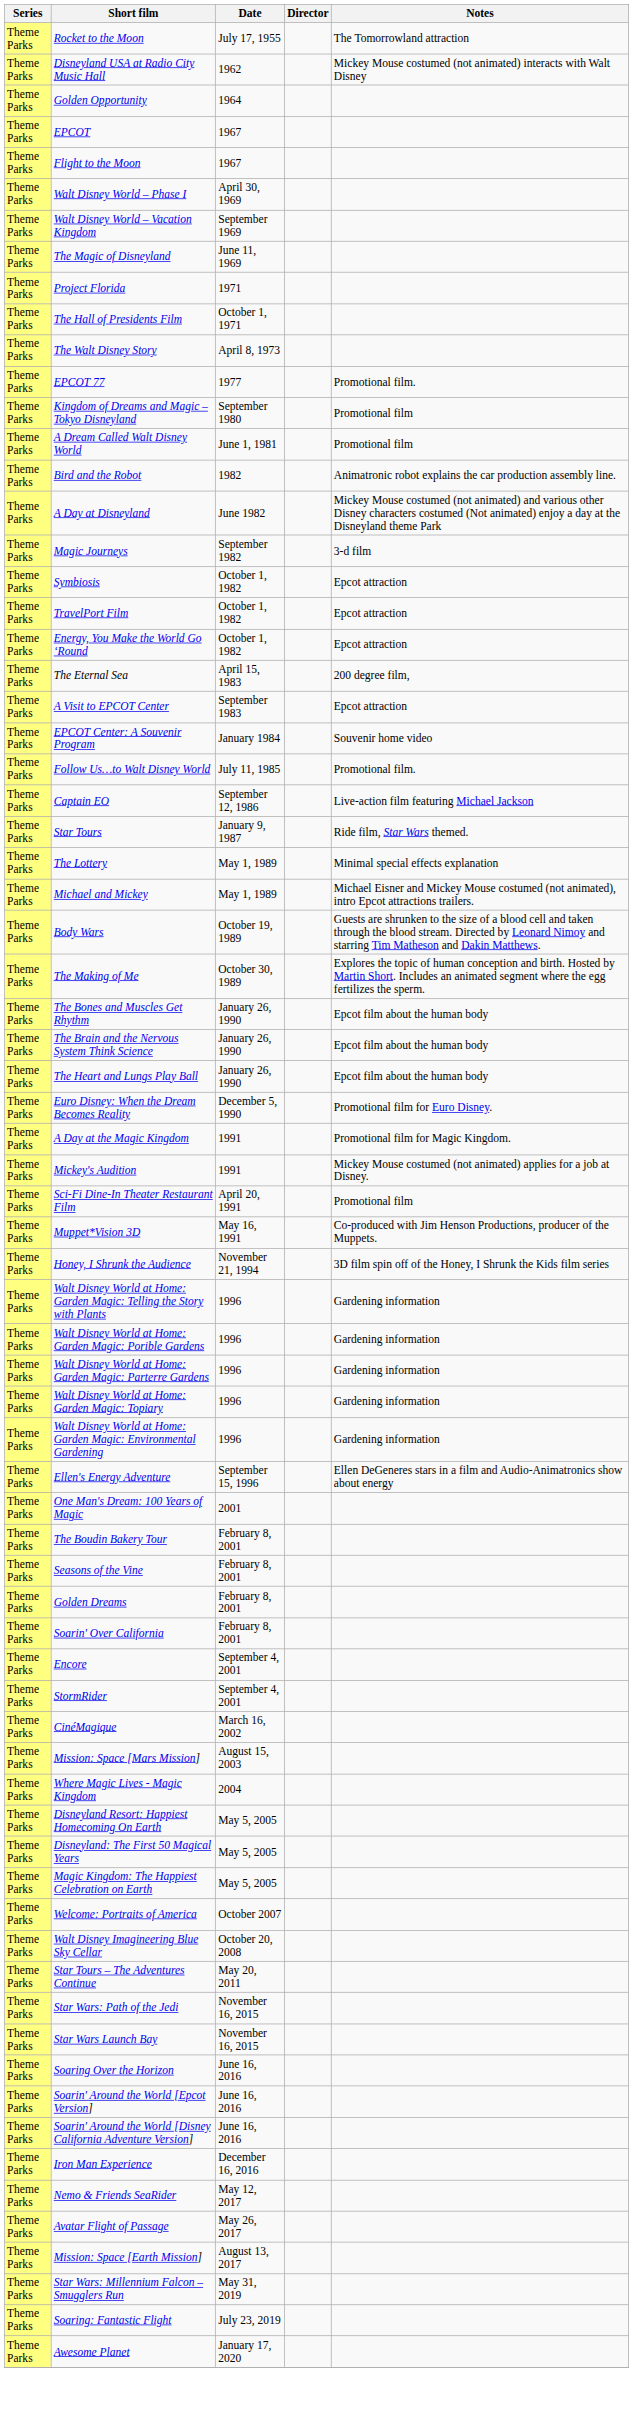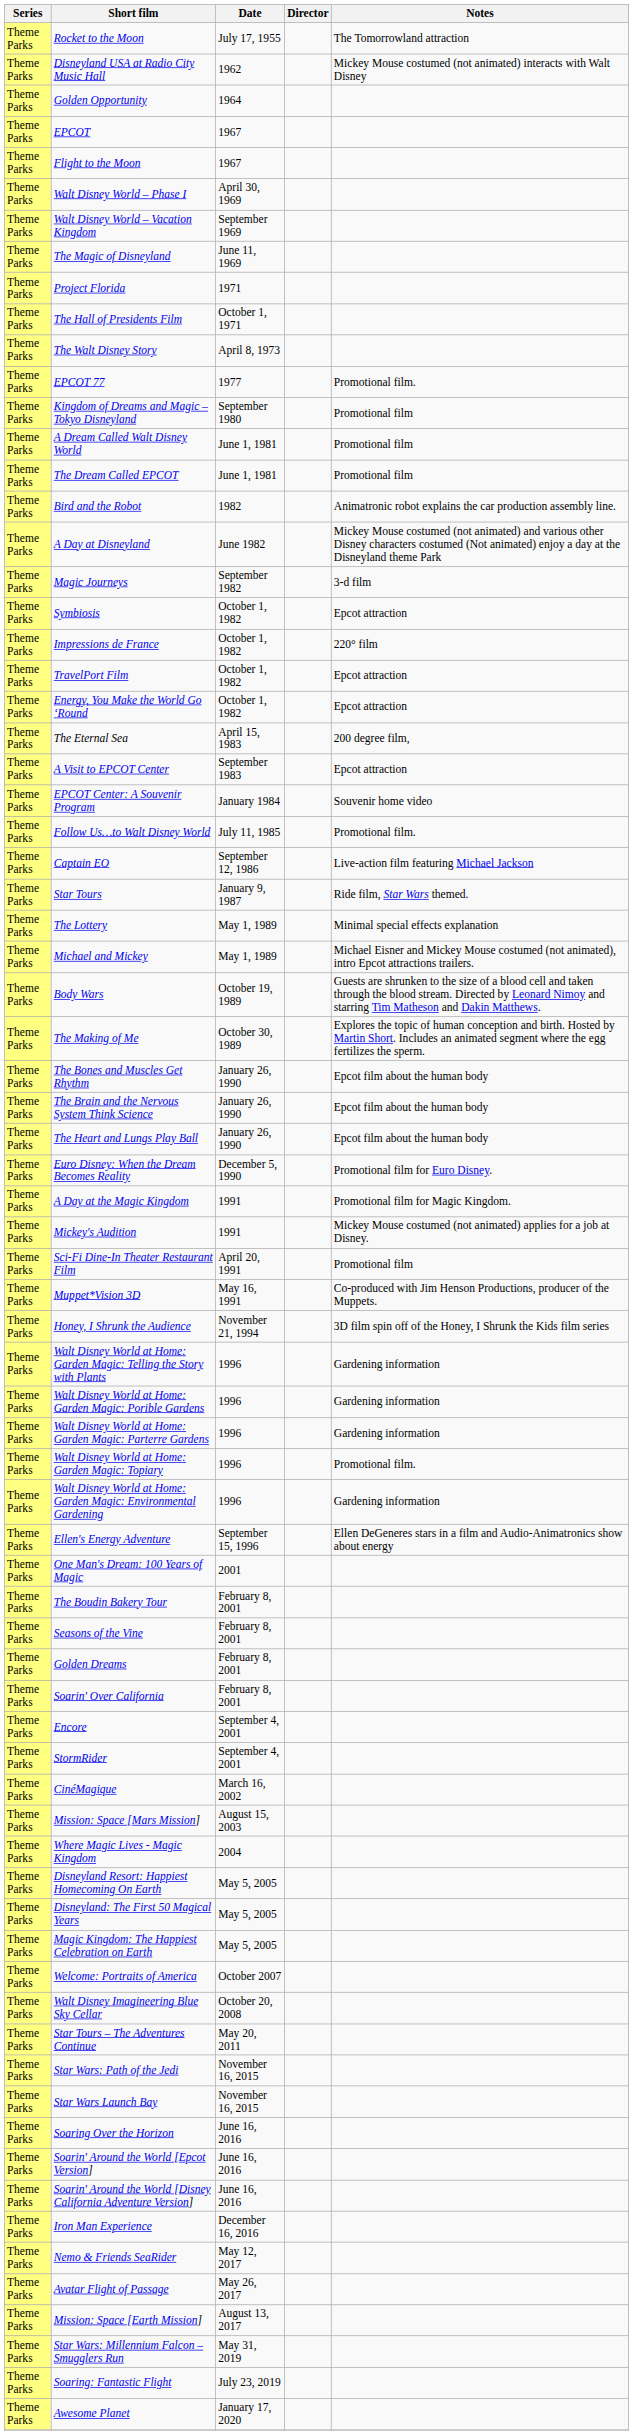+ row: (116, 475)
+ row: (106, 644)
(387, 1401) Gardening information -> (375, 1464) Promotional film.
